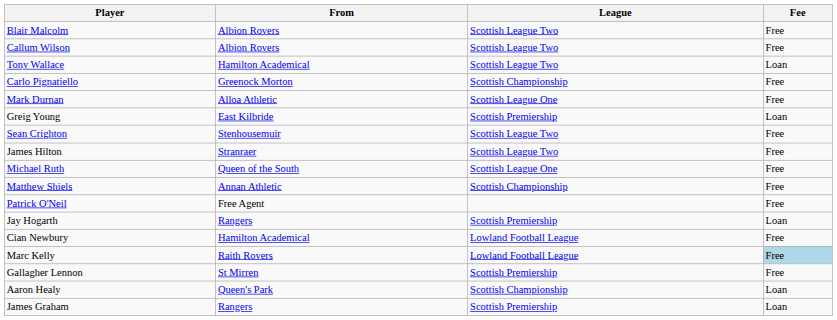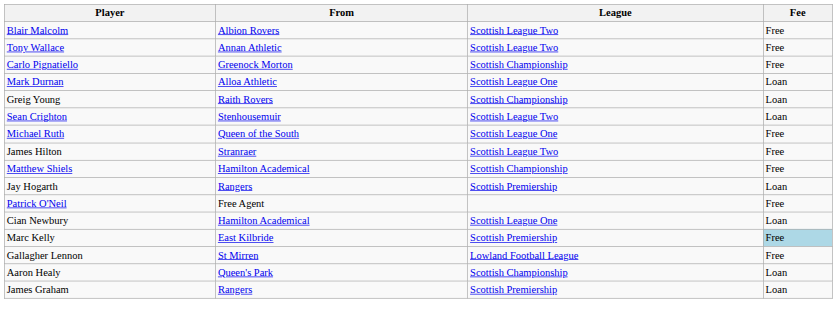- row: (38, 47)
(264, 65) Hamilton Academical -> (250, 47) Annan Athletic
(776, 65) Loan -> (775, 47) Free
(775, 99) Free -> (776, 82) Loan
(246, 117) East Kilbride -> (245, 99) Raith Rovers
(514, 117) Scottish Premiership -> (519, 99) Scottish Championship
(775, 134) Free -> (776, 117) Loan
rows swapped: (34, 151) <-> (35, 168)
(250, 186) Annan Athletic -> (264, 168) Hamilton Academical
rows swapped: (37, 203) <-> (32, 220)
(524, 238) Lowland Football League -> (514, 220) Scottish League One
(775, 238) Free -> (776, 220) Loan
(245, 255) Raith Rovers -> (246, 238) East Kilbride
(524, 255) Lowland Football League -> (514, 238) Scottish Premiership
(514, 272) Scottish Premiership -> (524, 255) Lowland Football League
